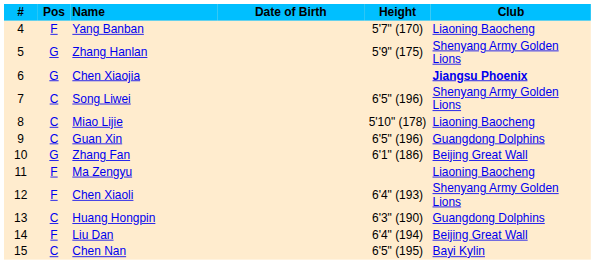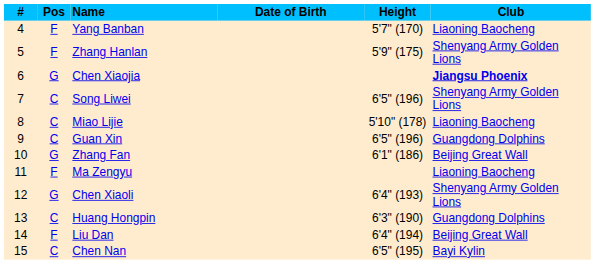(54, 52) G -> (54, 52) F
(54, 195) F -> (54, 195) G
